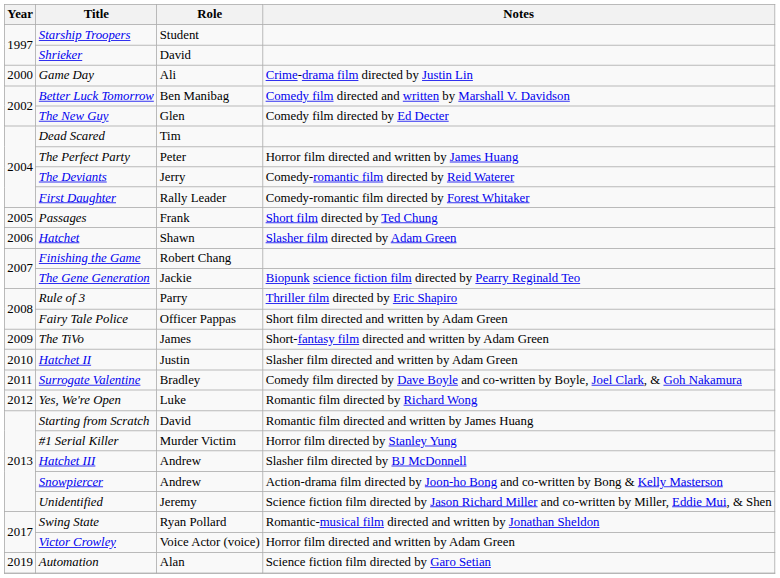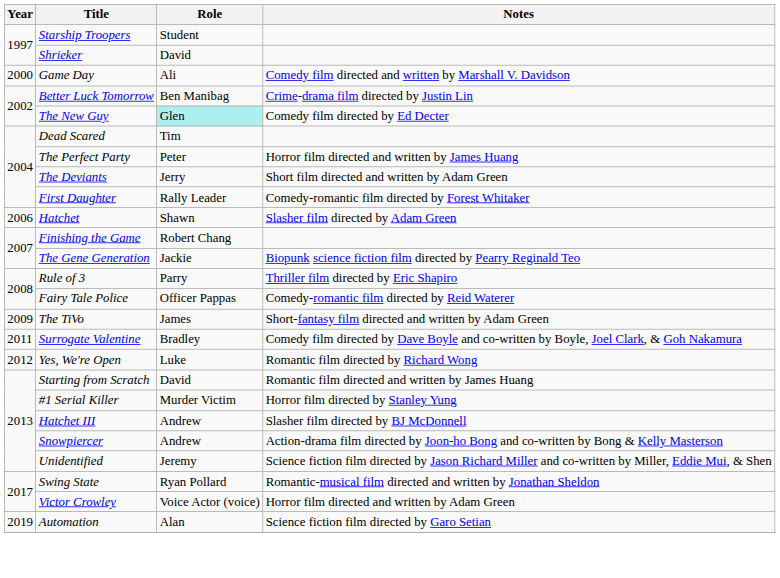(369, 75) Crime-drama film directed by Justin Lin -> (418, 75) Comedy film directed and written by Marshall V. Davidson
(418, 95) Comedy film directed and written by Marshall V. Davidson -> (369, 95) Crime-drama film directed by Justin Lin
(172, 116) no background -> (172, 116) paleturquoise background
(390, 177) Comedy-romantic film directed by Reid Waterer -> (387, 177) Short film directed and written by Adam Green
- row: (63, 217)
(387, 319) Short film directed and written by Adam Green -> (390, 298) Comedy-romantic film directed by Reid Waterer
- row: (65, 359)
